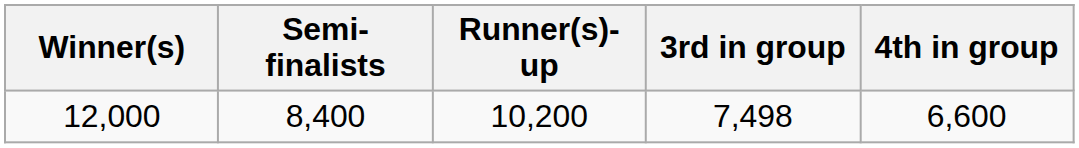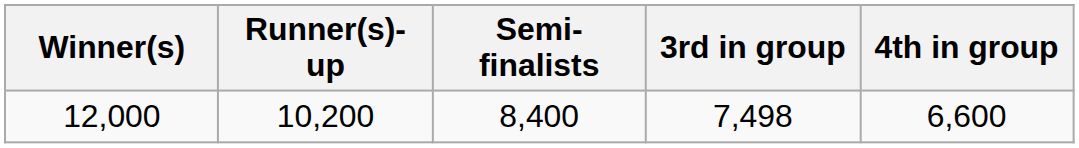columns swapped: (539, 47) <-> (326, 47)
